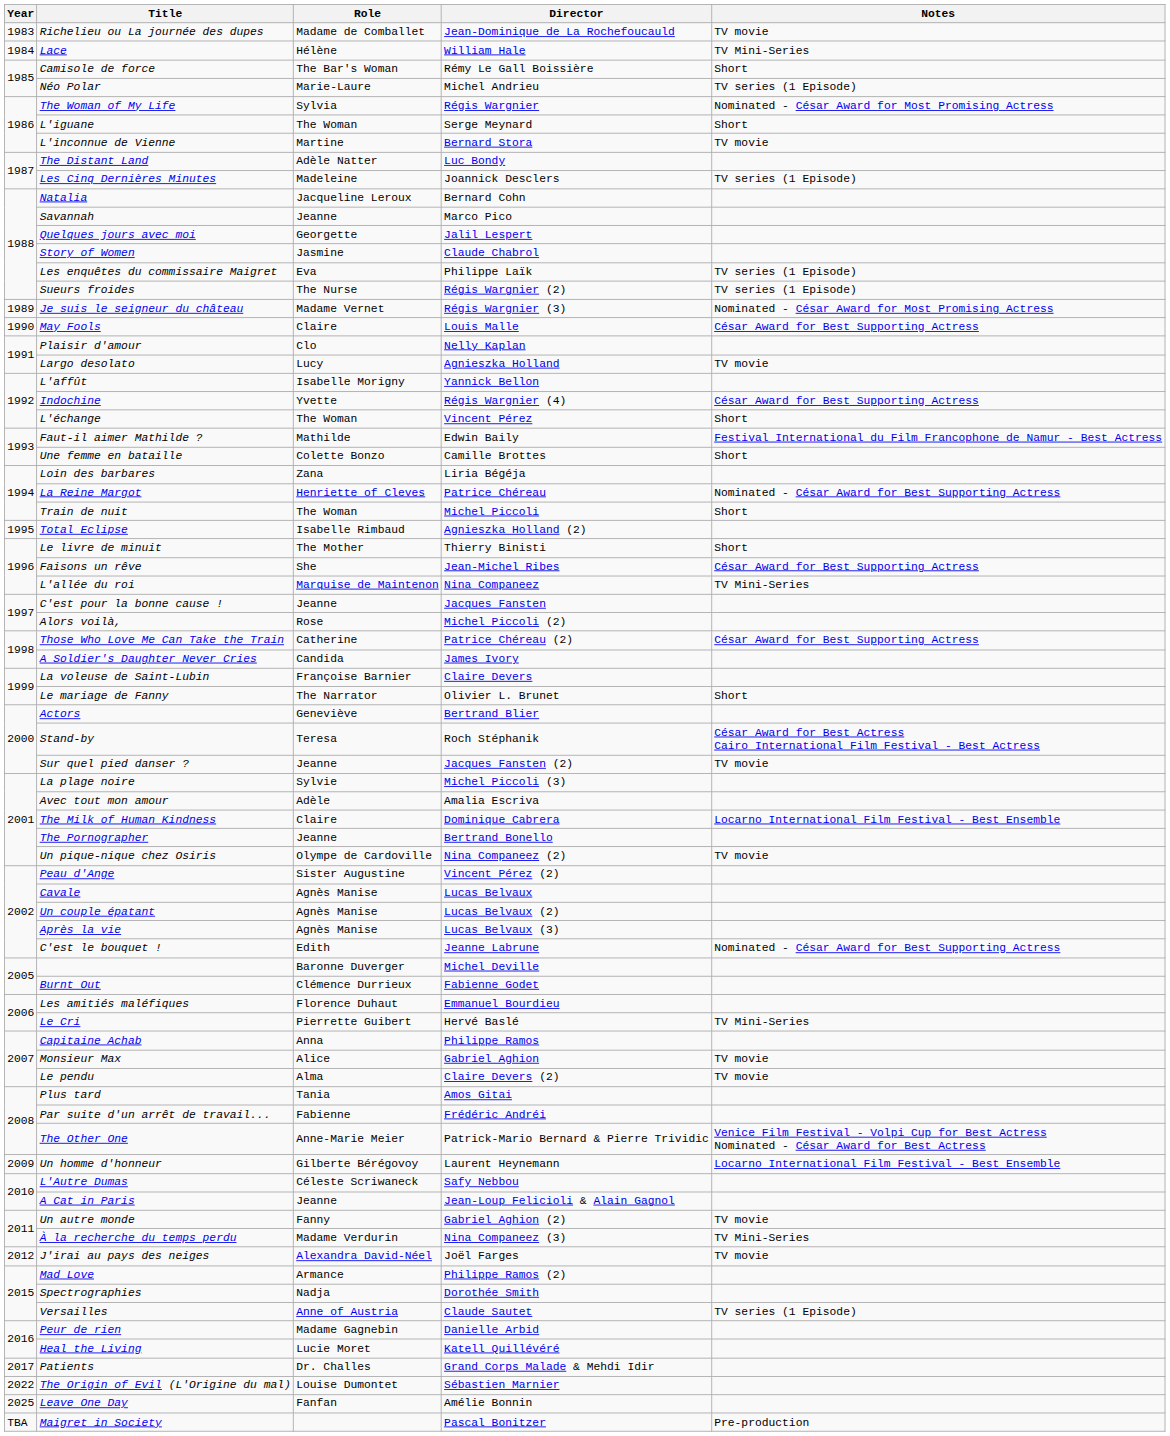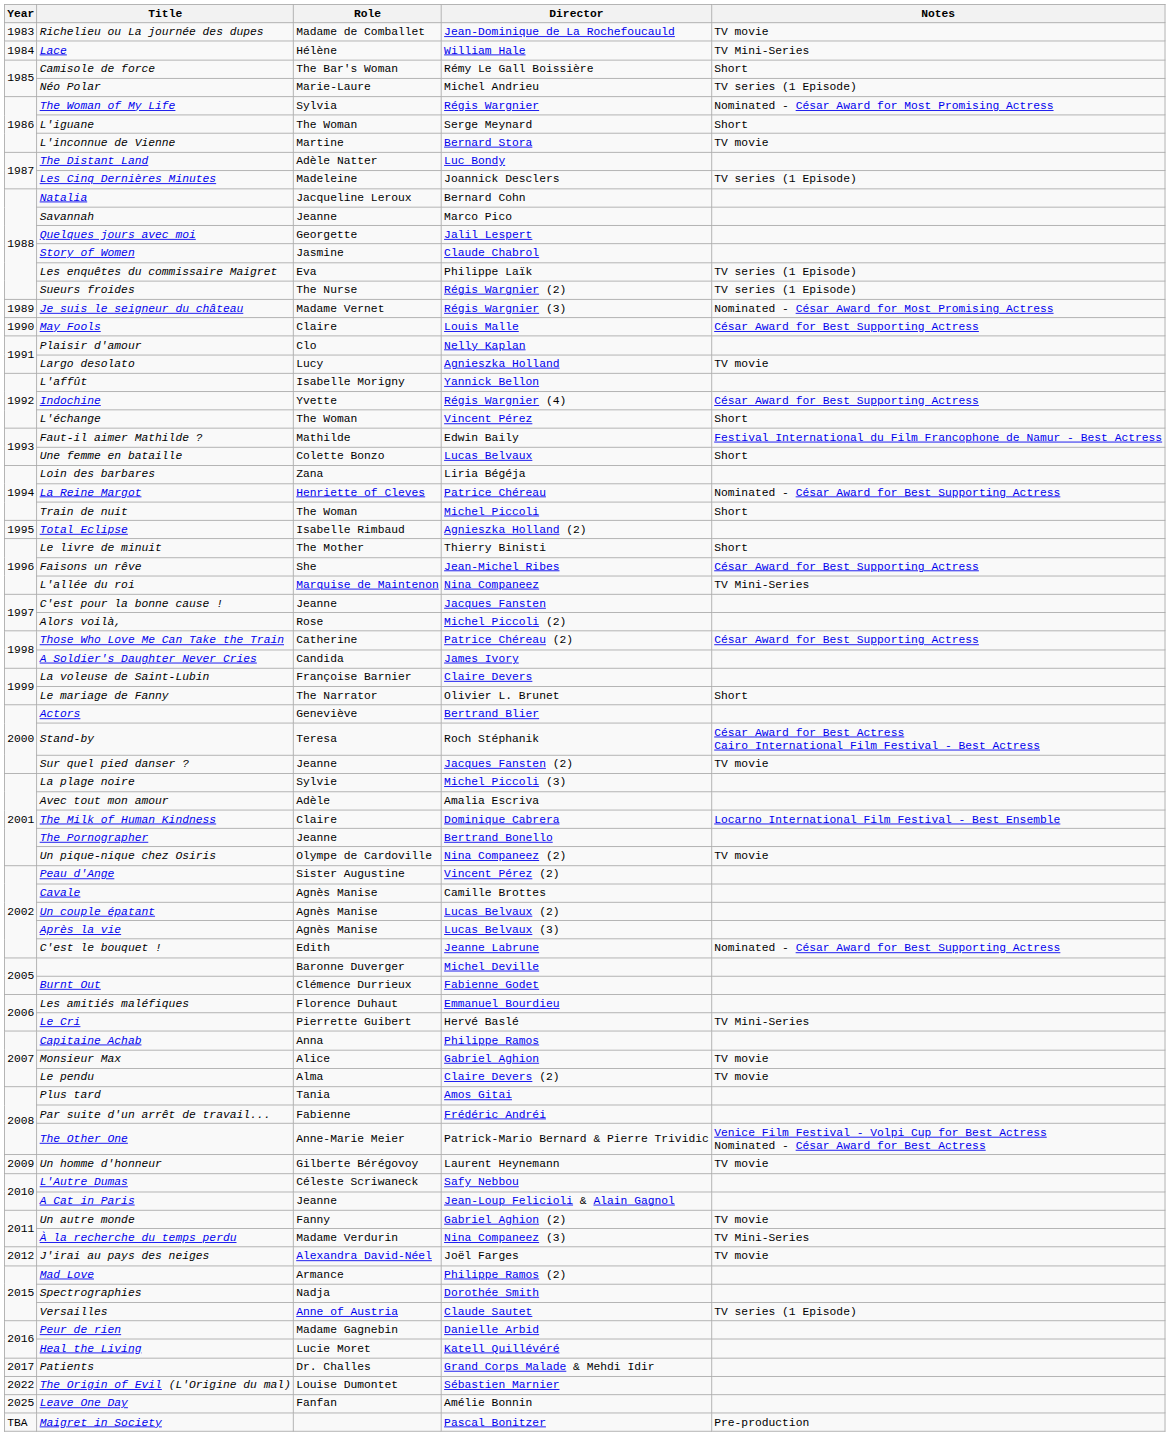(495, 456) Camille Brottes -> (488, 456) Lucas Belvaux
(488, 893) Lucas Belvaux -> (495, 893) Camille Brottes
(887, 1164) Locarno International Film Festival - Best Ensemble -> (741, 1164) TV movie
